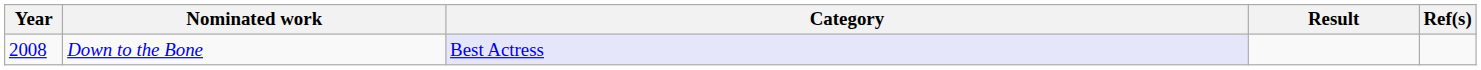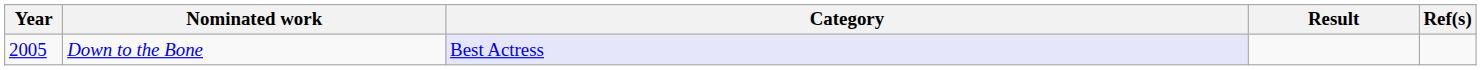(28, 49) 2008 -> (28, 49) 2005
